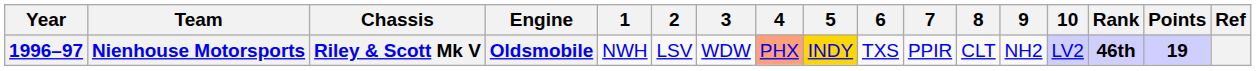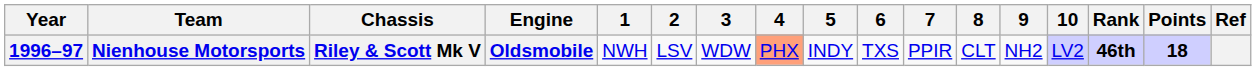(830, 50) gold background -> (830, 50) no background
(1177, 50) 19 -> (1177, 50) 18
